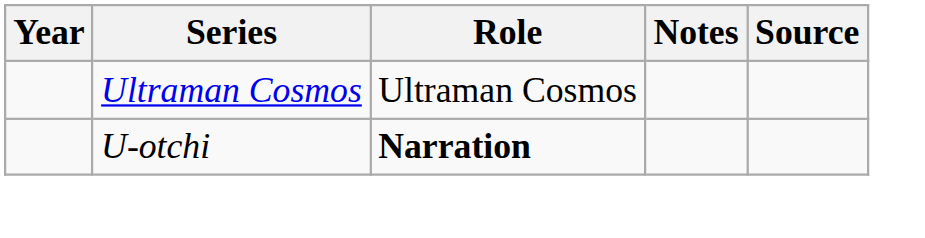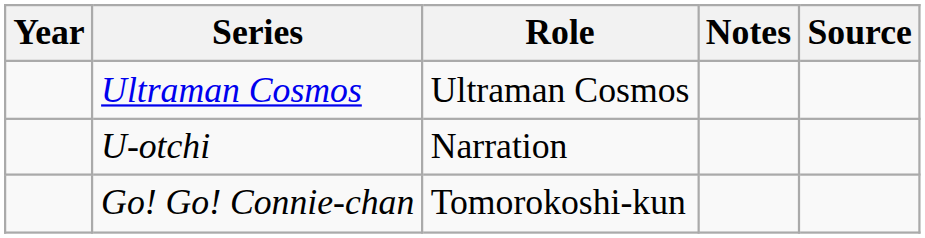(455, 145) bold -> (499, 145) normal
+ row: (258, 202)
